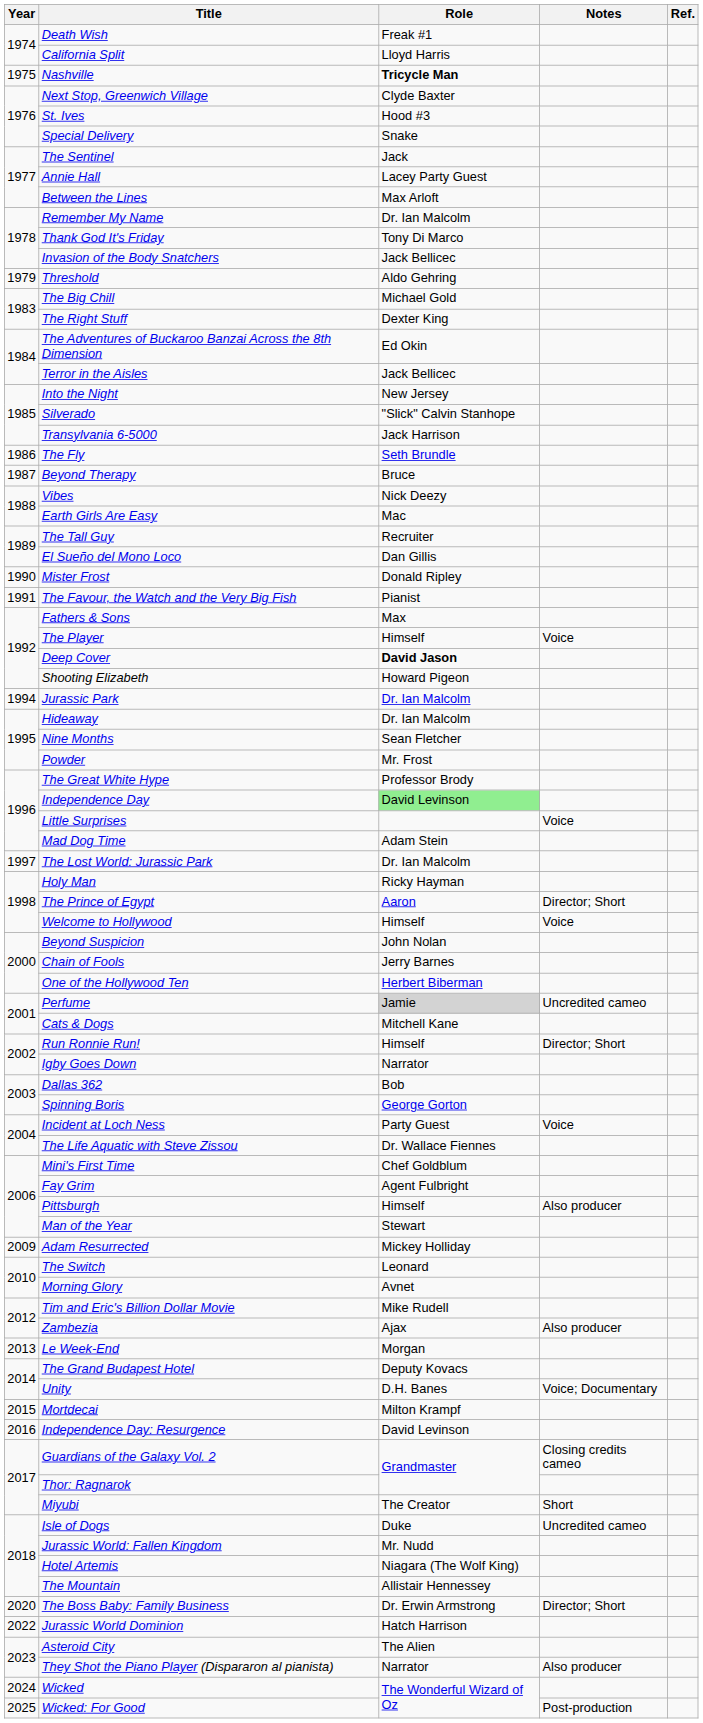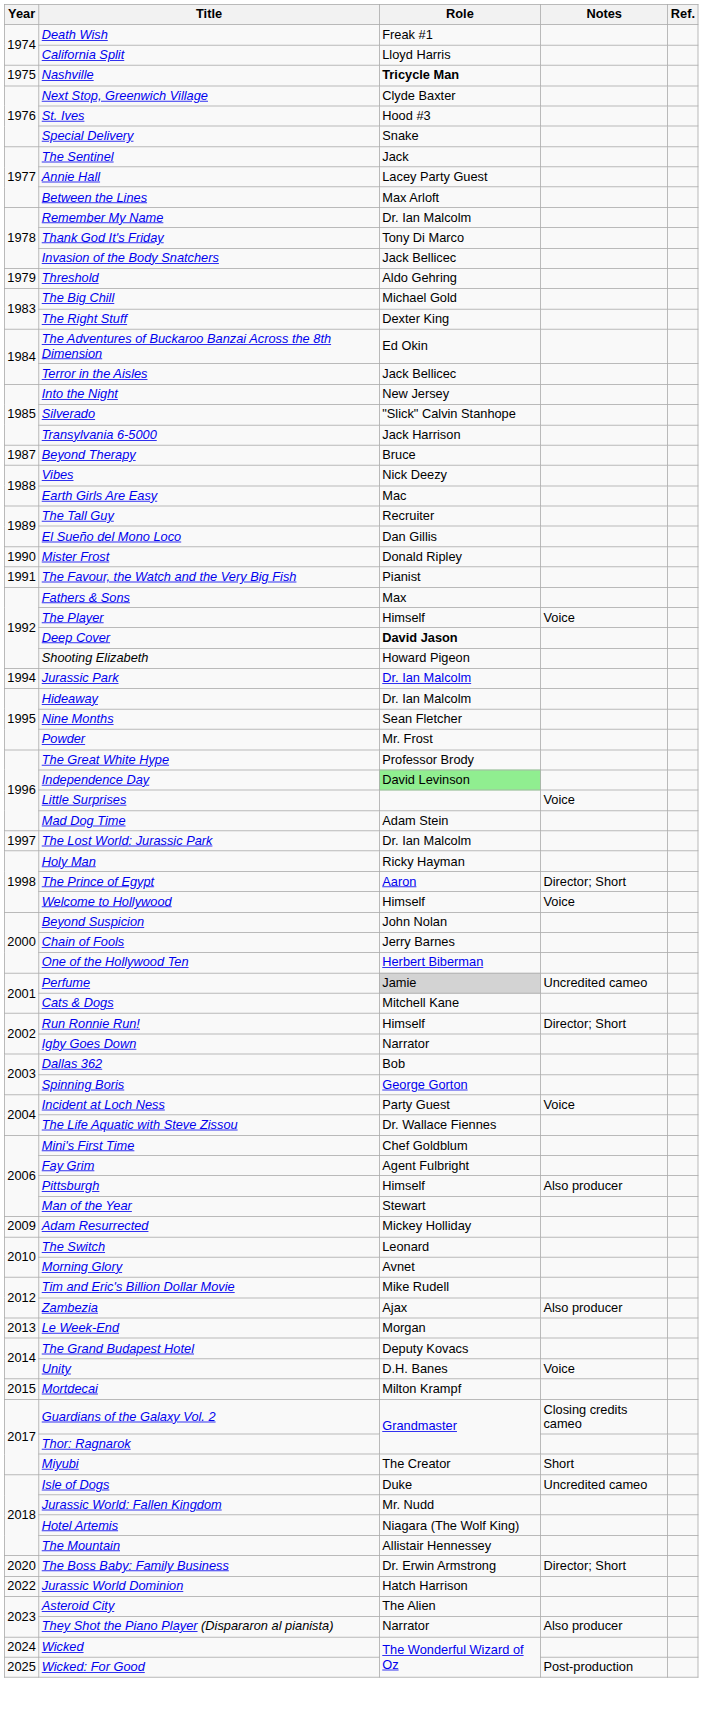- row: (63, 455)
(600, 1389) Voice; Documentary -> (559, 1368) Voice
- row: (134, 1429)
